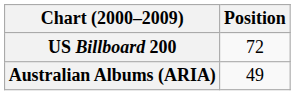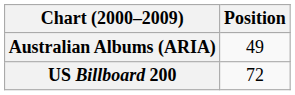rows swapped: (112, 75) <-> (112, 47)
